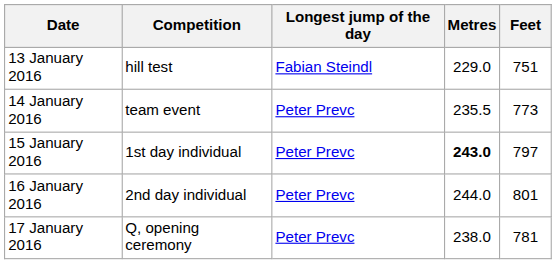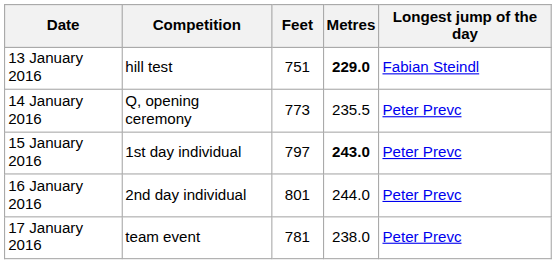columns swapped: (358, 25) <-> (525, 25)
(472, 67) normal -> (351, 67) bold
(163, 110) team event -> (162, 110) Q, opening ceremony
(162, 237) Q, opening ceremony -> (163, 237) team event
